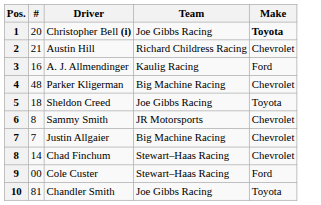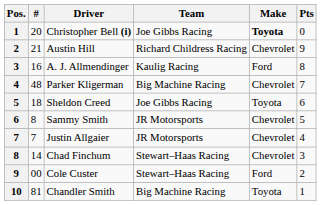+ column: (307, 13)
(181, 138) Big Machine Racing -> (169, 138) JR Motorsports
(174, 191) Joe Gibbs Racing -> (181, 191) Big Machine Racing
